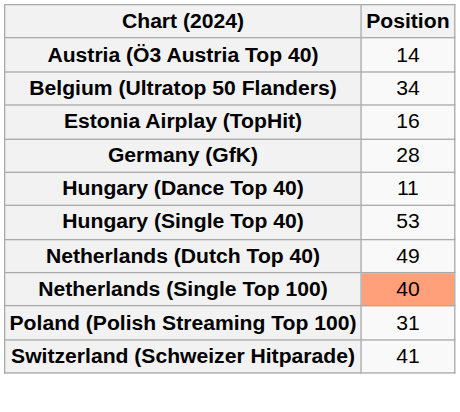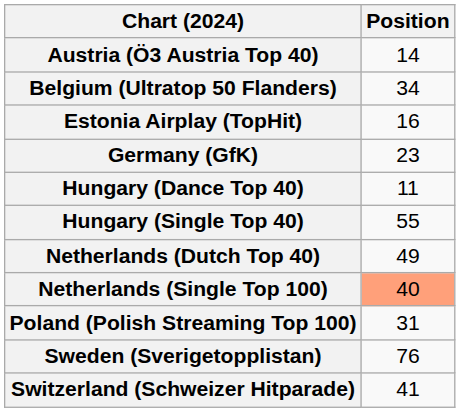(408, 155) 28 -> (408, 155) 23
(408, 222) 53 -> (408, 222) 55
+ row: (183, 356)
